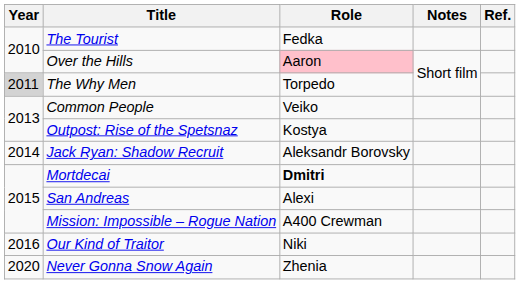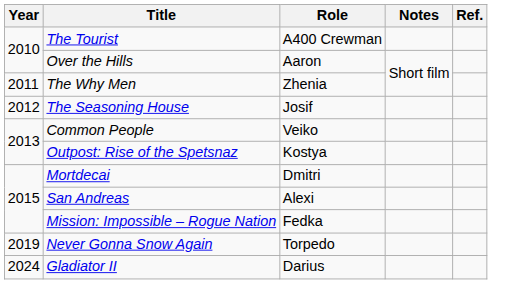(303, 38) Fedka -> (332, 38) A400 Crewman
(302, 61) pink background -> (302, 61) no background
(23, 84) lightgrey background -> (23, 84) no background
(309, 84) Torpedo -> (305, 84) Zhenia
+ row: (118, 107)
- row: (135, 152)
(304, 175) bold -> (302, 175) normal
(332, 221) A400 Crewman -> (303, 221) Fedka
- row: (105, 244)
(24, 267) 2020 -> (24, 244) 2019
(305, 267) Zhenia -> (309, 244) Torpedo
+ row: (82, 267)
